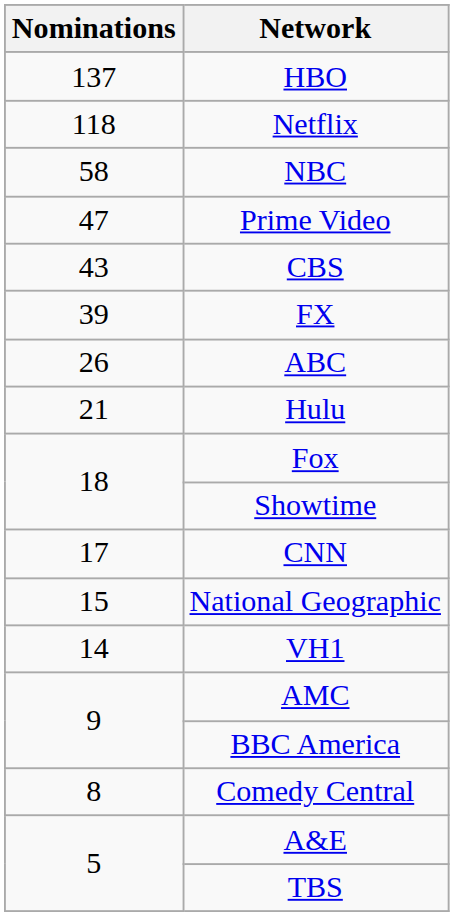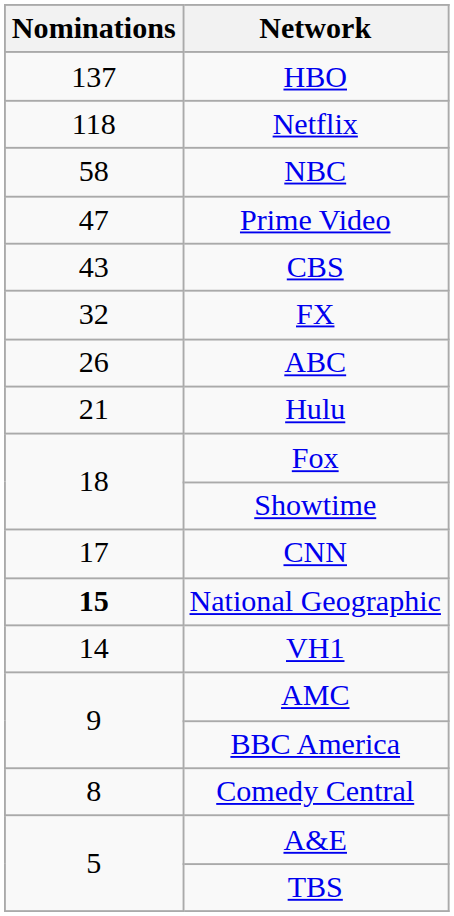(94, 314) 39 -> (94, 314) 32
(94, 600) normal -> (94, 600) bold
